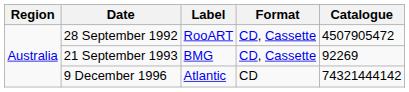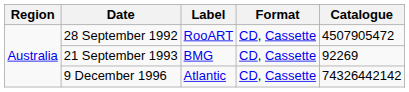(248, 76) CD -> (278, 76) CD, Cassette
(362, 76) 74321444142 -> (362, 76) 74326442142
